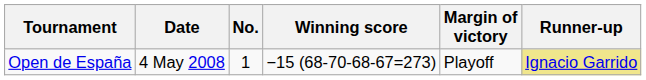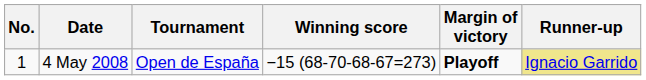columns swapped: (246, 27) <-> (70, 27)
(469, 62) normal -> (471, 62) bold
